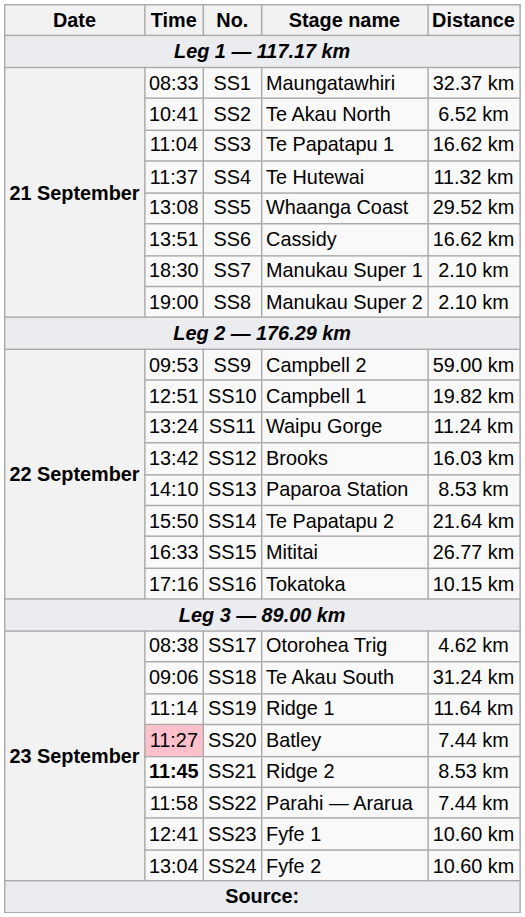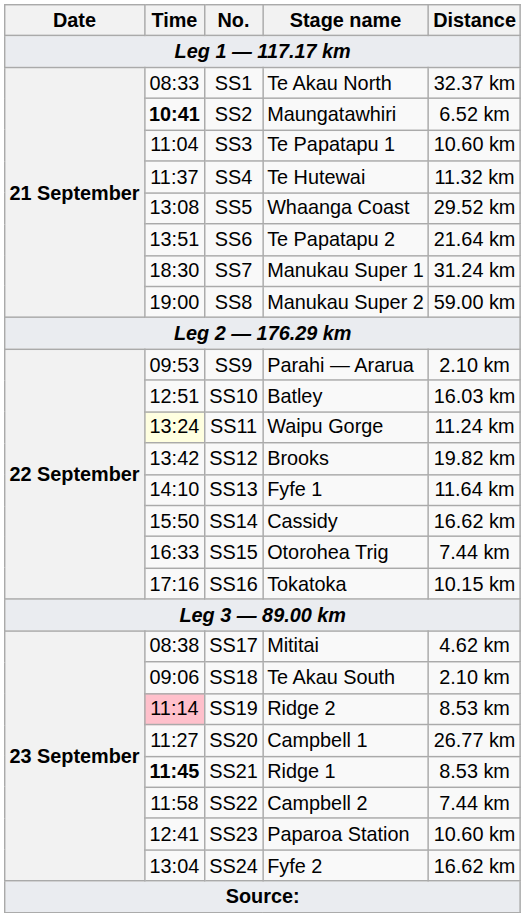(331, 83) Maungatawhiri -> (329, 83) Te Akau North
(174, 114) normal -> (174, 114) bold
(328, 114) Te Akau North -> (332, 114) Maungatawhiri
(473, 145) 16.62 km -> (475, 145) 10.60 km
(301, 239) Cassidy -> (331, 239) Te Papatapu 2
(473, 239) 16.62 km -> (475, 239) 21.64 km
(473, 270) 2.10 km -> (475, 270) 31.24 km
(473, 302) 2.10 km -> (475, 302) 59.00 km
(316, 364) Campbell 2 -> (341, 364) Parahi — Ararua
(473, 364) 59.00 km -> (475, 364) 2.10 km
(316, 396) Campbell 1 -> (295, 396) Batley
(473, 396) 19.82 km -> (475, 396) 16.03 km
(174, 427) no background -> (174, 427) lightyellow background
(473, 458) 16.03 km -> (475, 458) 19.82 km
(337, 489) Paparoa Station -> (295, 489) Fyfe 1
(473, 489) 8.53 km -> (475, 489) 11.64 km
(330, 521) Te Papatapu 2 -> (302, 521) Cassidy
(473, 521) 21.64 km -> (475, 521) 16.62 km
(292, 552) Mititai -> (328, 552) Otorohea Trig
(473, 552) 26.77 km -> (475, 552) 7.44 km
(327, 646) Otorohea Trig -> (293, 646) Mititai
(473, 677) 31.24 km -> (475, 677) 2.10 km
(174, 709) no background -> (174, 709) pink background
(300, 709) Ridge 1 -> (301, 709) Ridge 2
(473, 709) 11.64 km -> (475, 709) 8.53 km
(174, 740) pink background -> (174, 740) no background
(294, 740) Batley -> (317, 740) Campbell 1
(473, 740) 7.44 km -> (475, 740) 26.77 km
(300, 771) Ridge 2 -> (301, 771) Ridge 1
(339, 802) Parahi — Ararua -> (317, 802) Campbell 2
(294, 834) Fyfe 1 -> (338, 834) Paparoa Station
(473, 865) 10.60 km -> (475, 865) 16.62 km
